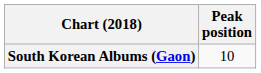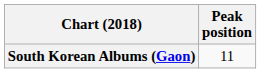(227, 56) 10 -> (227, 56) 11
